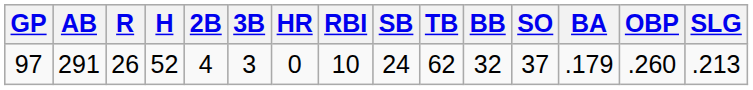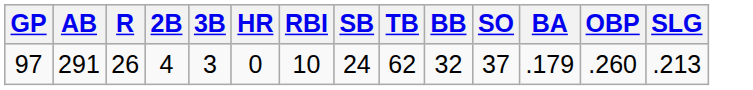- column: (164, 24)
